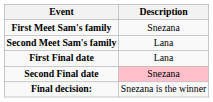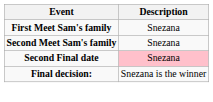(164, 43) Lana -> (164, 43) Snezana
- row: (61, 58)
